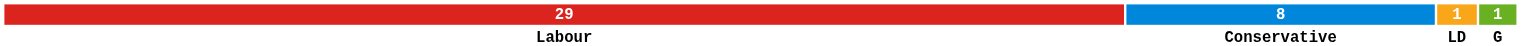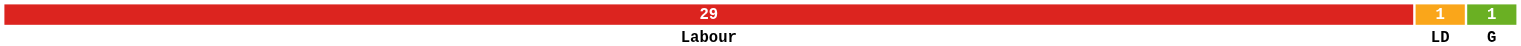- column: (1281, 15)
